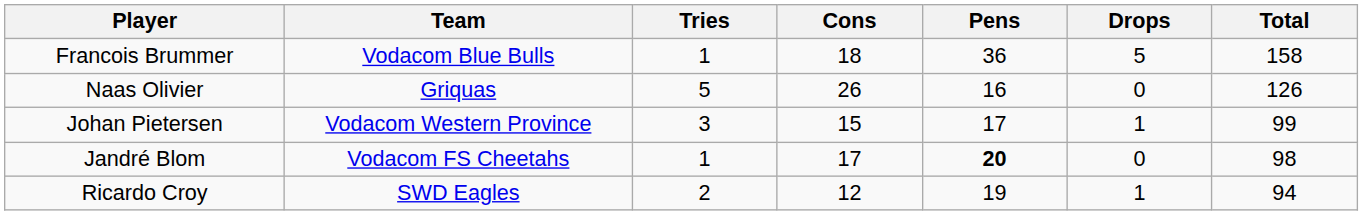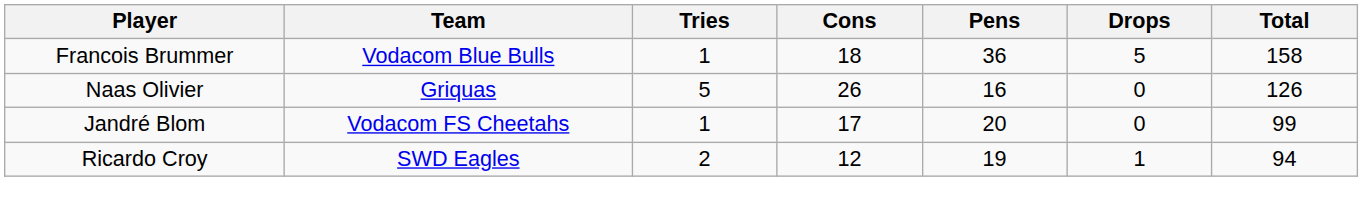- row: (145, 124)
(994, 158) bold -> (994, 124) normal
(1284, 158) 98 -> (1284, 124) 99
